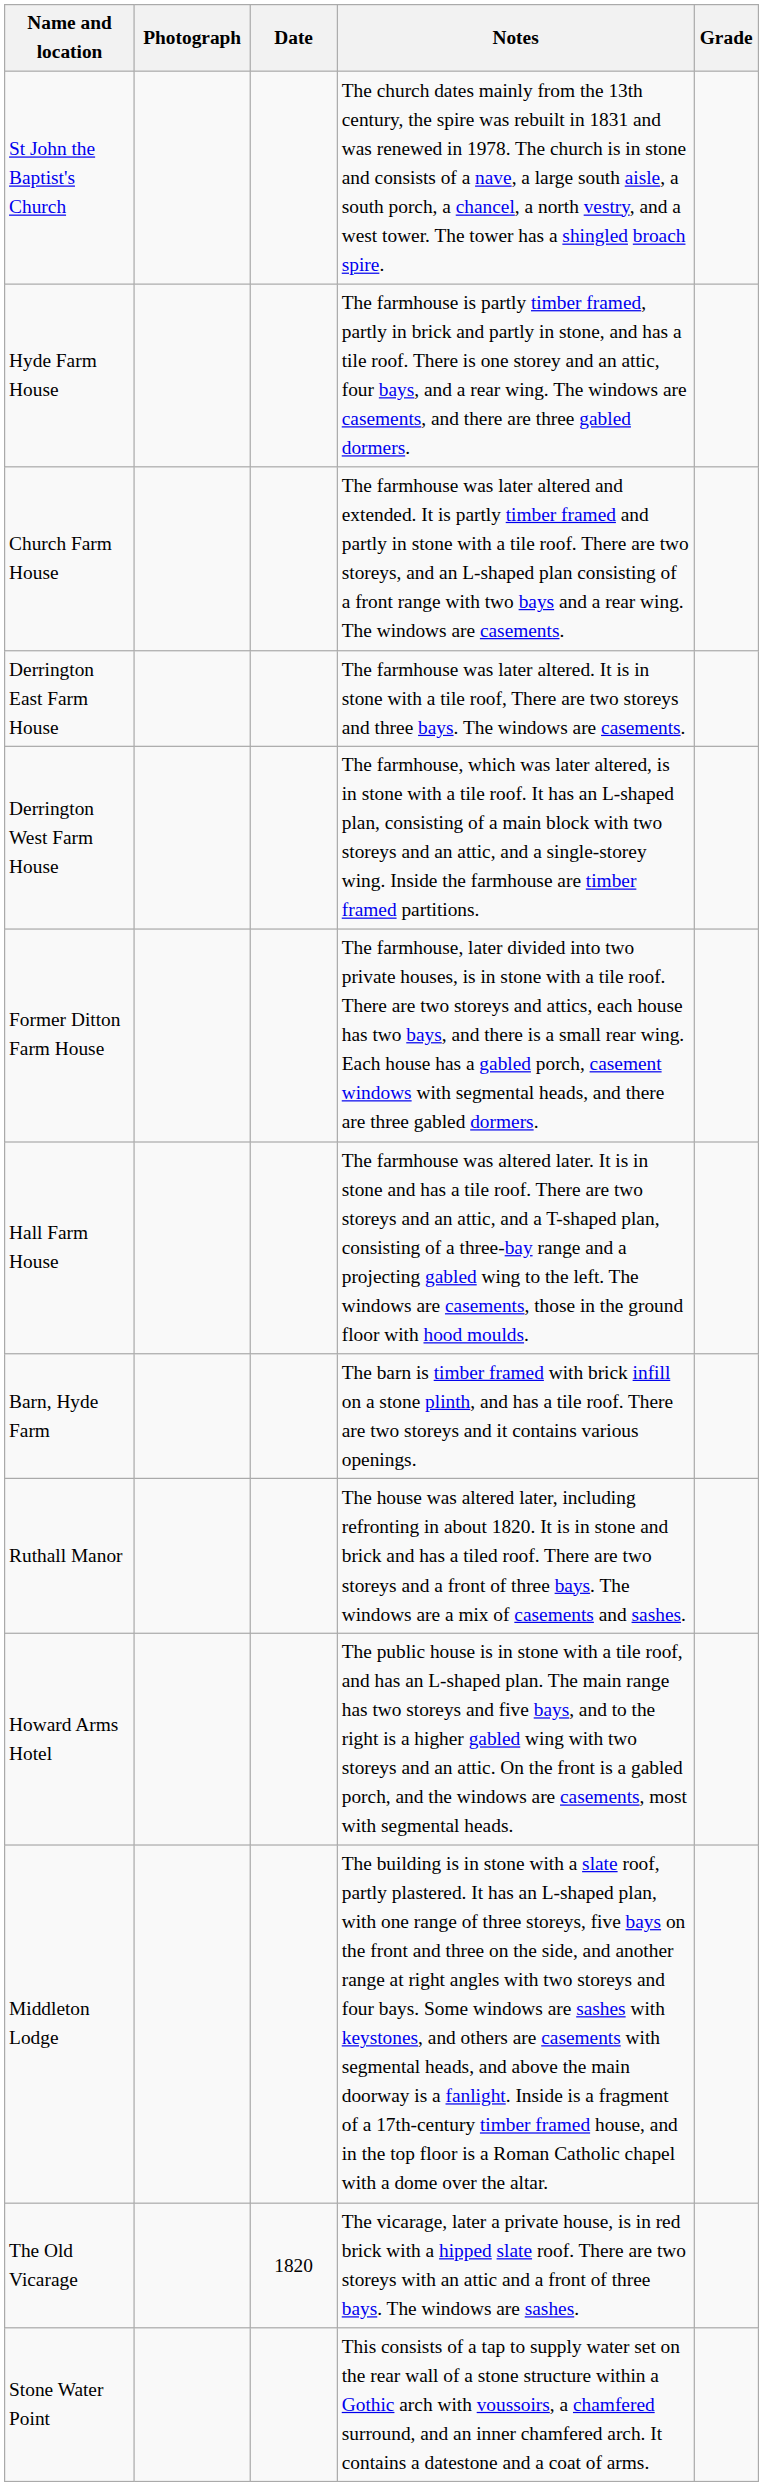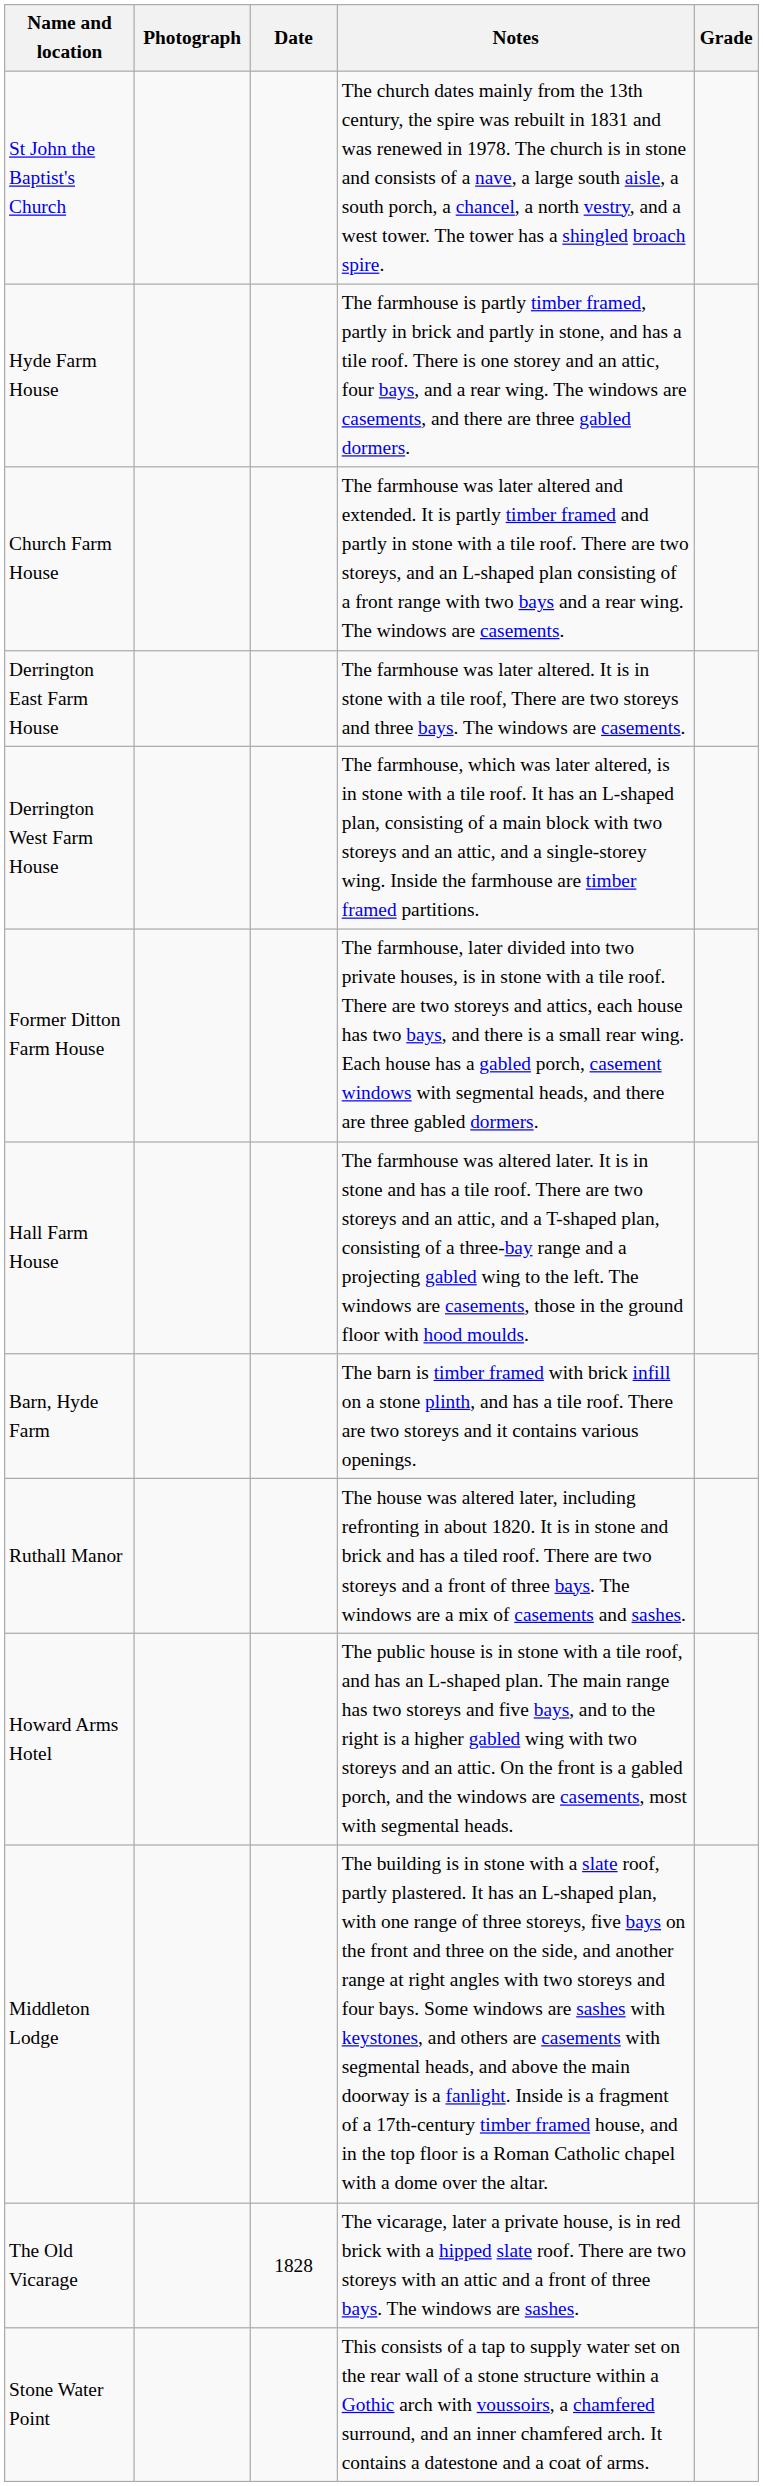(294, 2265) 1820 -> (294, 2265) 1828
